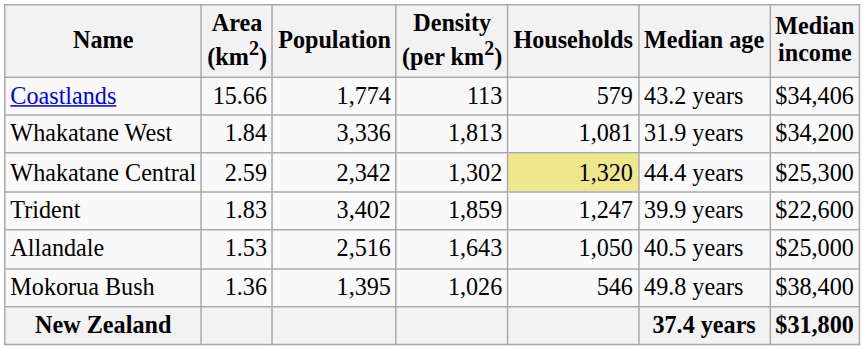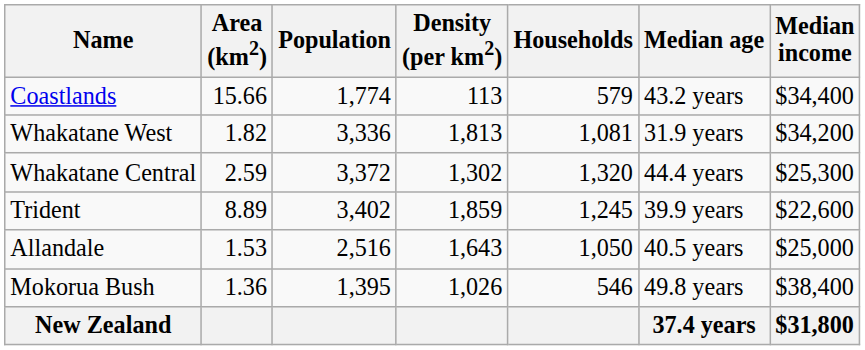(815, 95) $34,406 -> (815, 95) $34,400
(246, 134) 1.84 -> (246, 134) 1.82
(364, 172) 2,342 -> (364, 172) 3,372
(606, 172) khaki background -> (606, 172) no background
(246, 210) 1.83 -> (246, 210) 8.89
(606, 210) 1,247 -> (606, 210) 1,245
